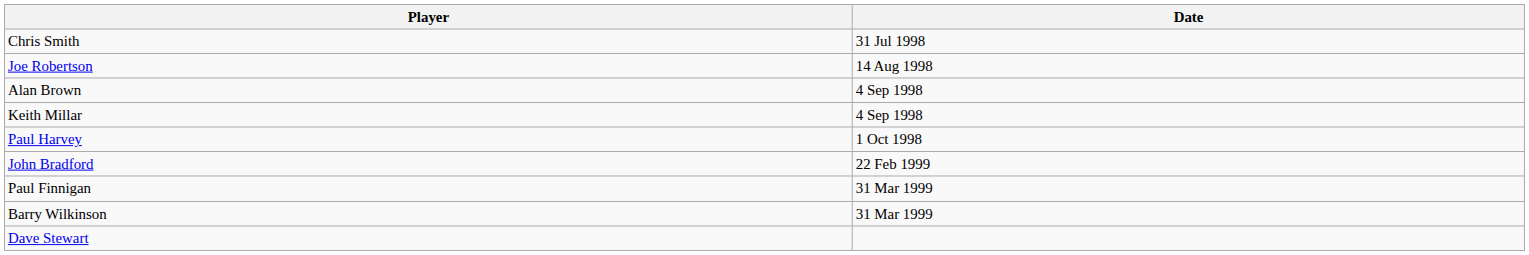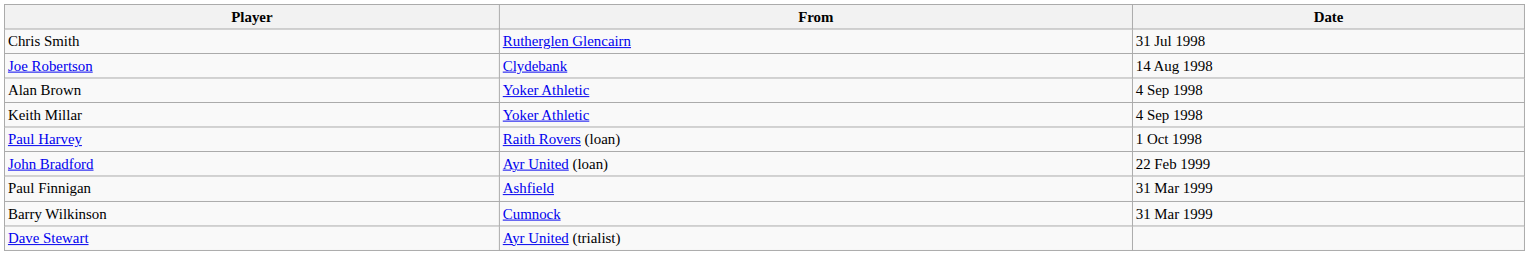+ column: (816, 16)
